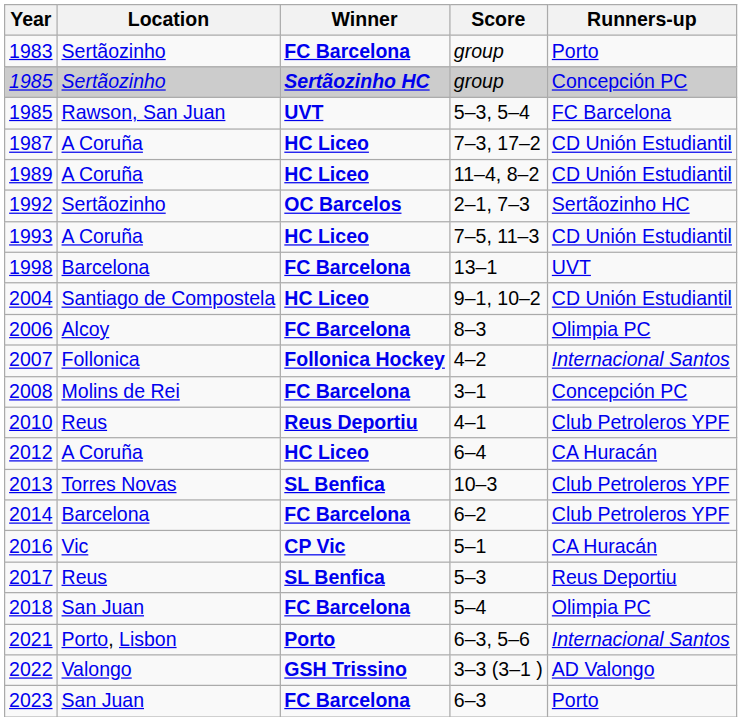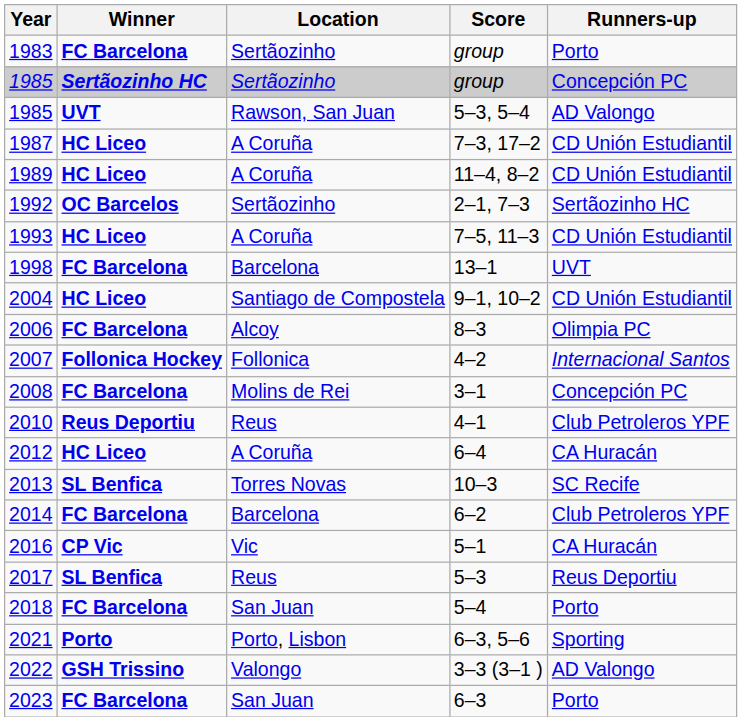columns swapped: (168, 19) <-> (365, 19)
(612, 112) FC Barcelona -> (603, 112) AD Valongo
(641, 484) Club Petroleros YPF -> (596, 484) SC Recife
(601, 608) Olimpia PC -> (575, 608) Porto
(641, 639) Internacional Santos -> (588, 639) Sporting
